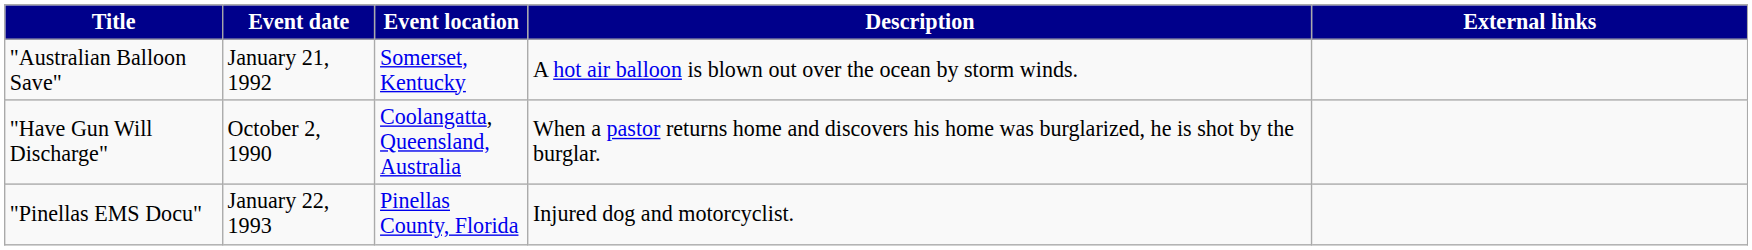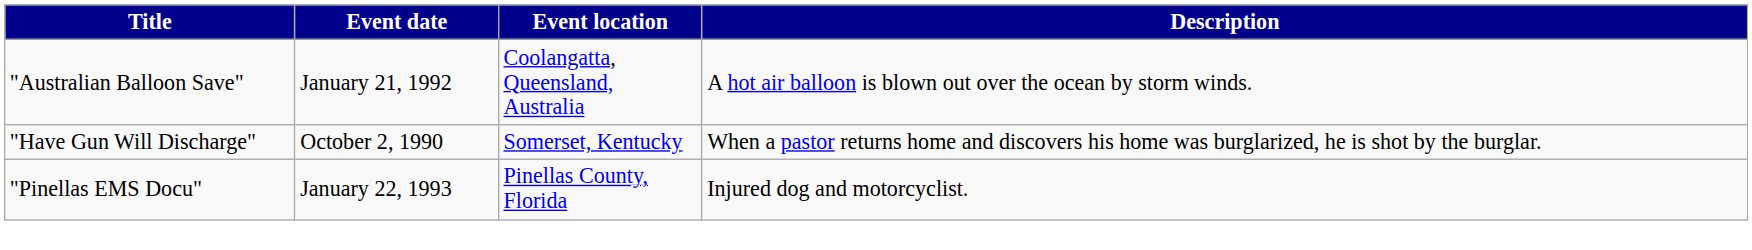- column: (1530, 22)
(424, 69) Somerset, Kentucky -> (560, 81) Coolangatta, Queensland, Australia
(436, 141) Coolangatta, Queensland, Australia -> (593, 141) Somerset, Kentucky
